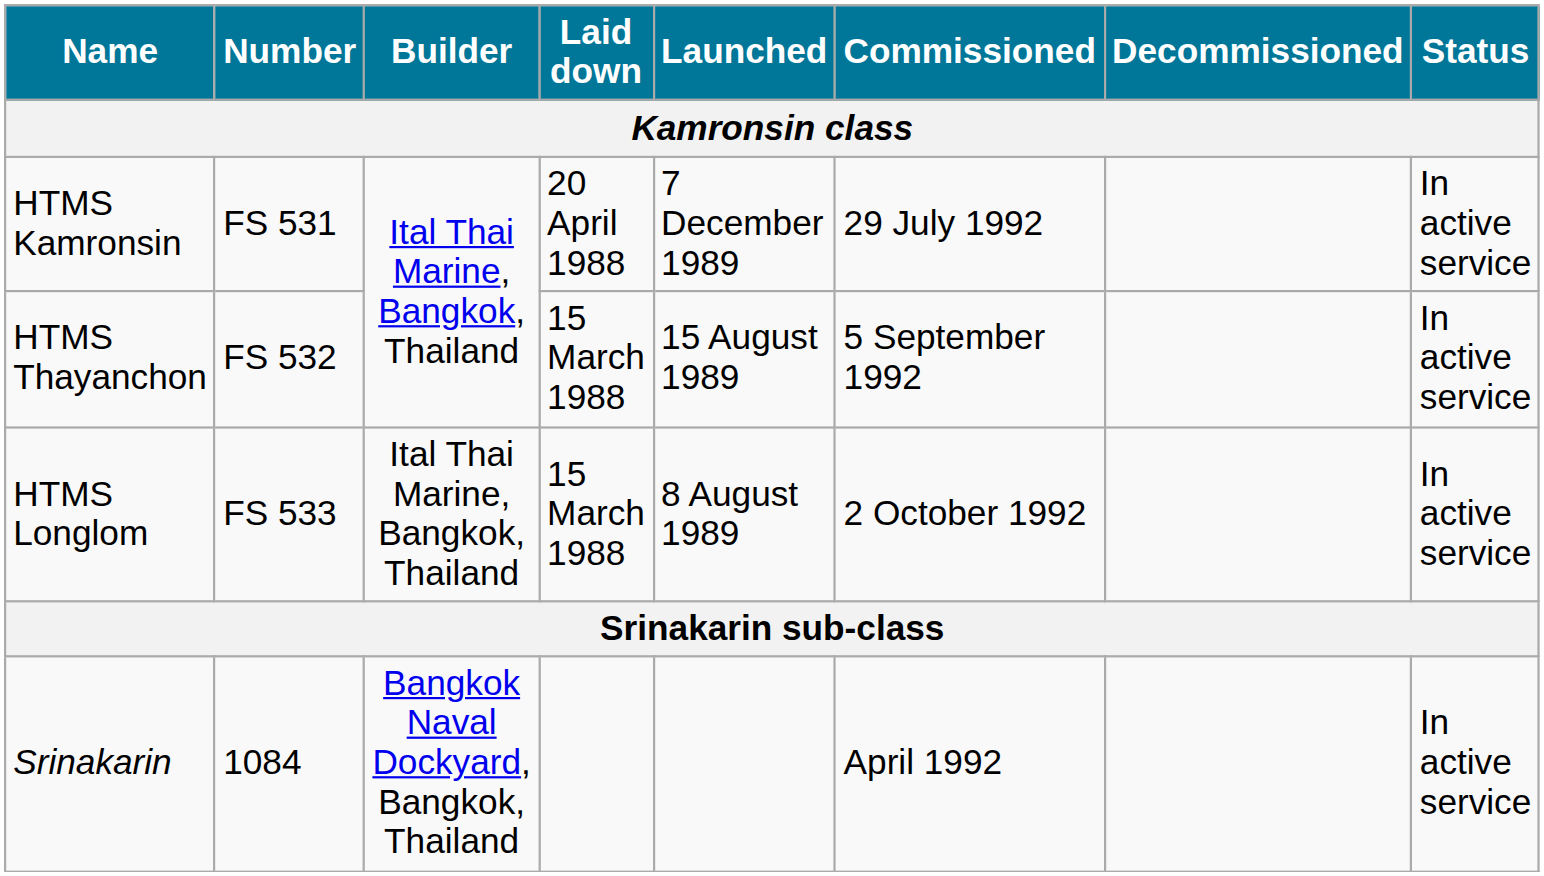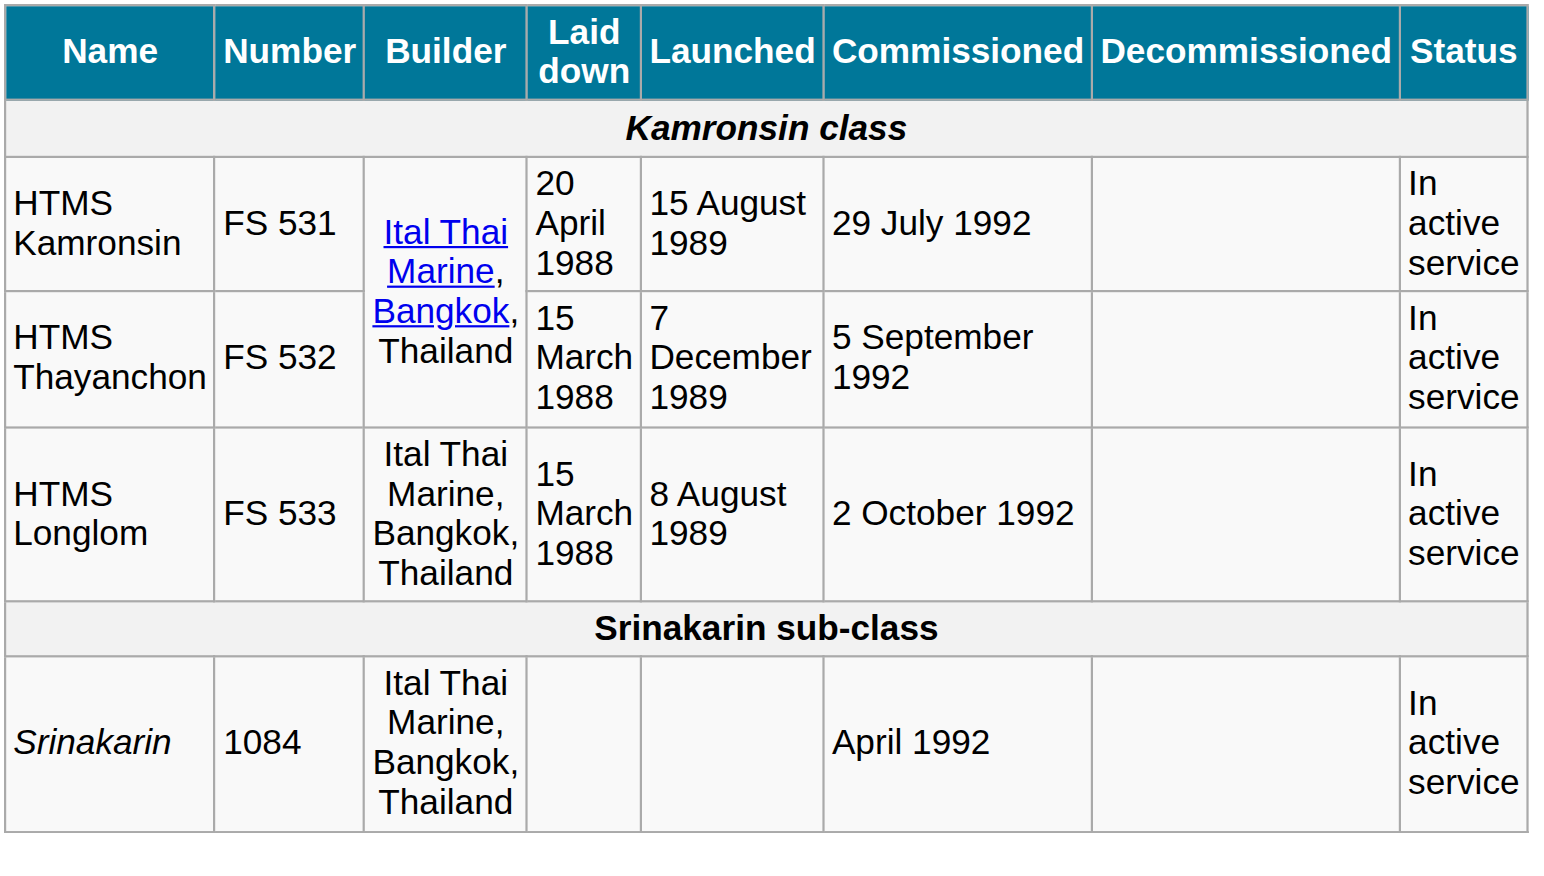(742, 223) 7 December 1989 -> (728, 223) 15 August 1989
(739, 358) 15 August 1989 -> (731, 358) 7 December 1989
(452, 763) Bangkok Naval Dockyard, Bangkok, Thailand -> (446, 743) Ital Thai Marine, Bangkok, Thailand
